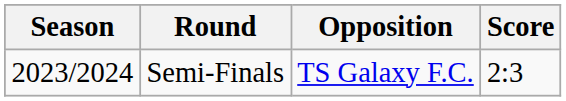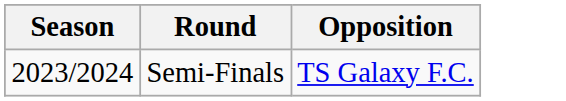- column: (521, 27)
